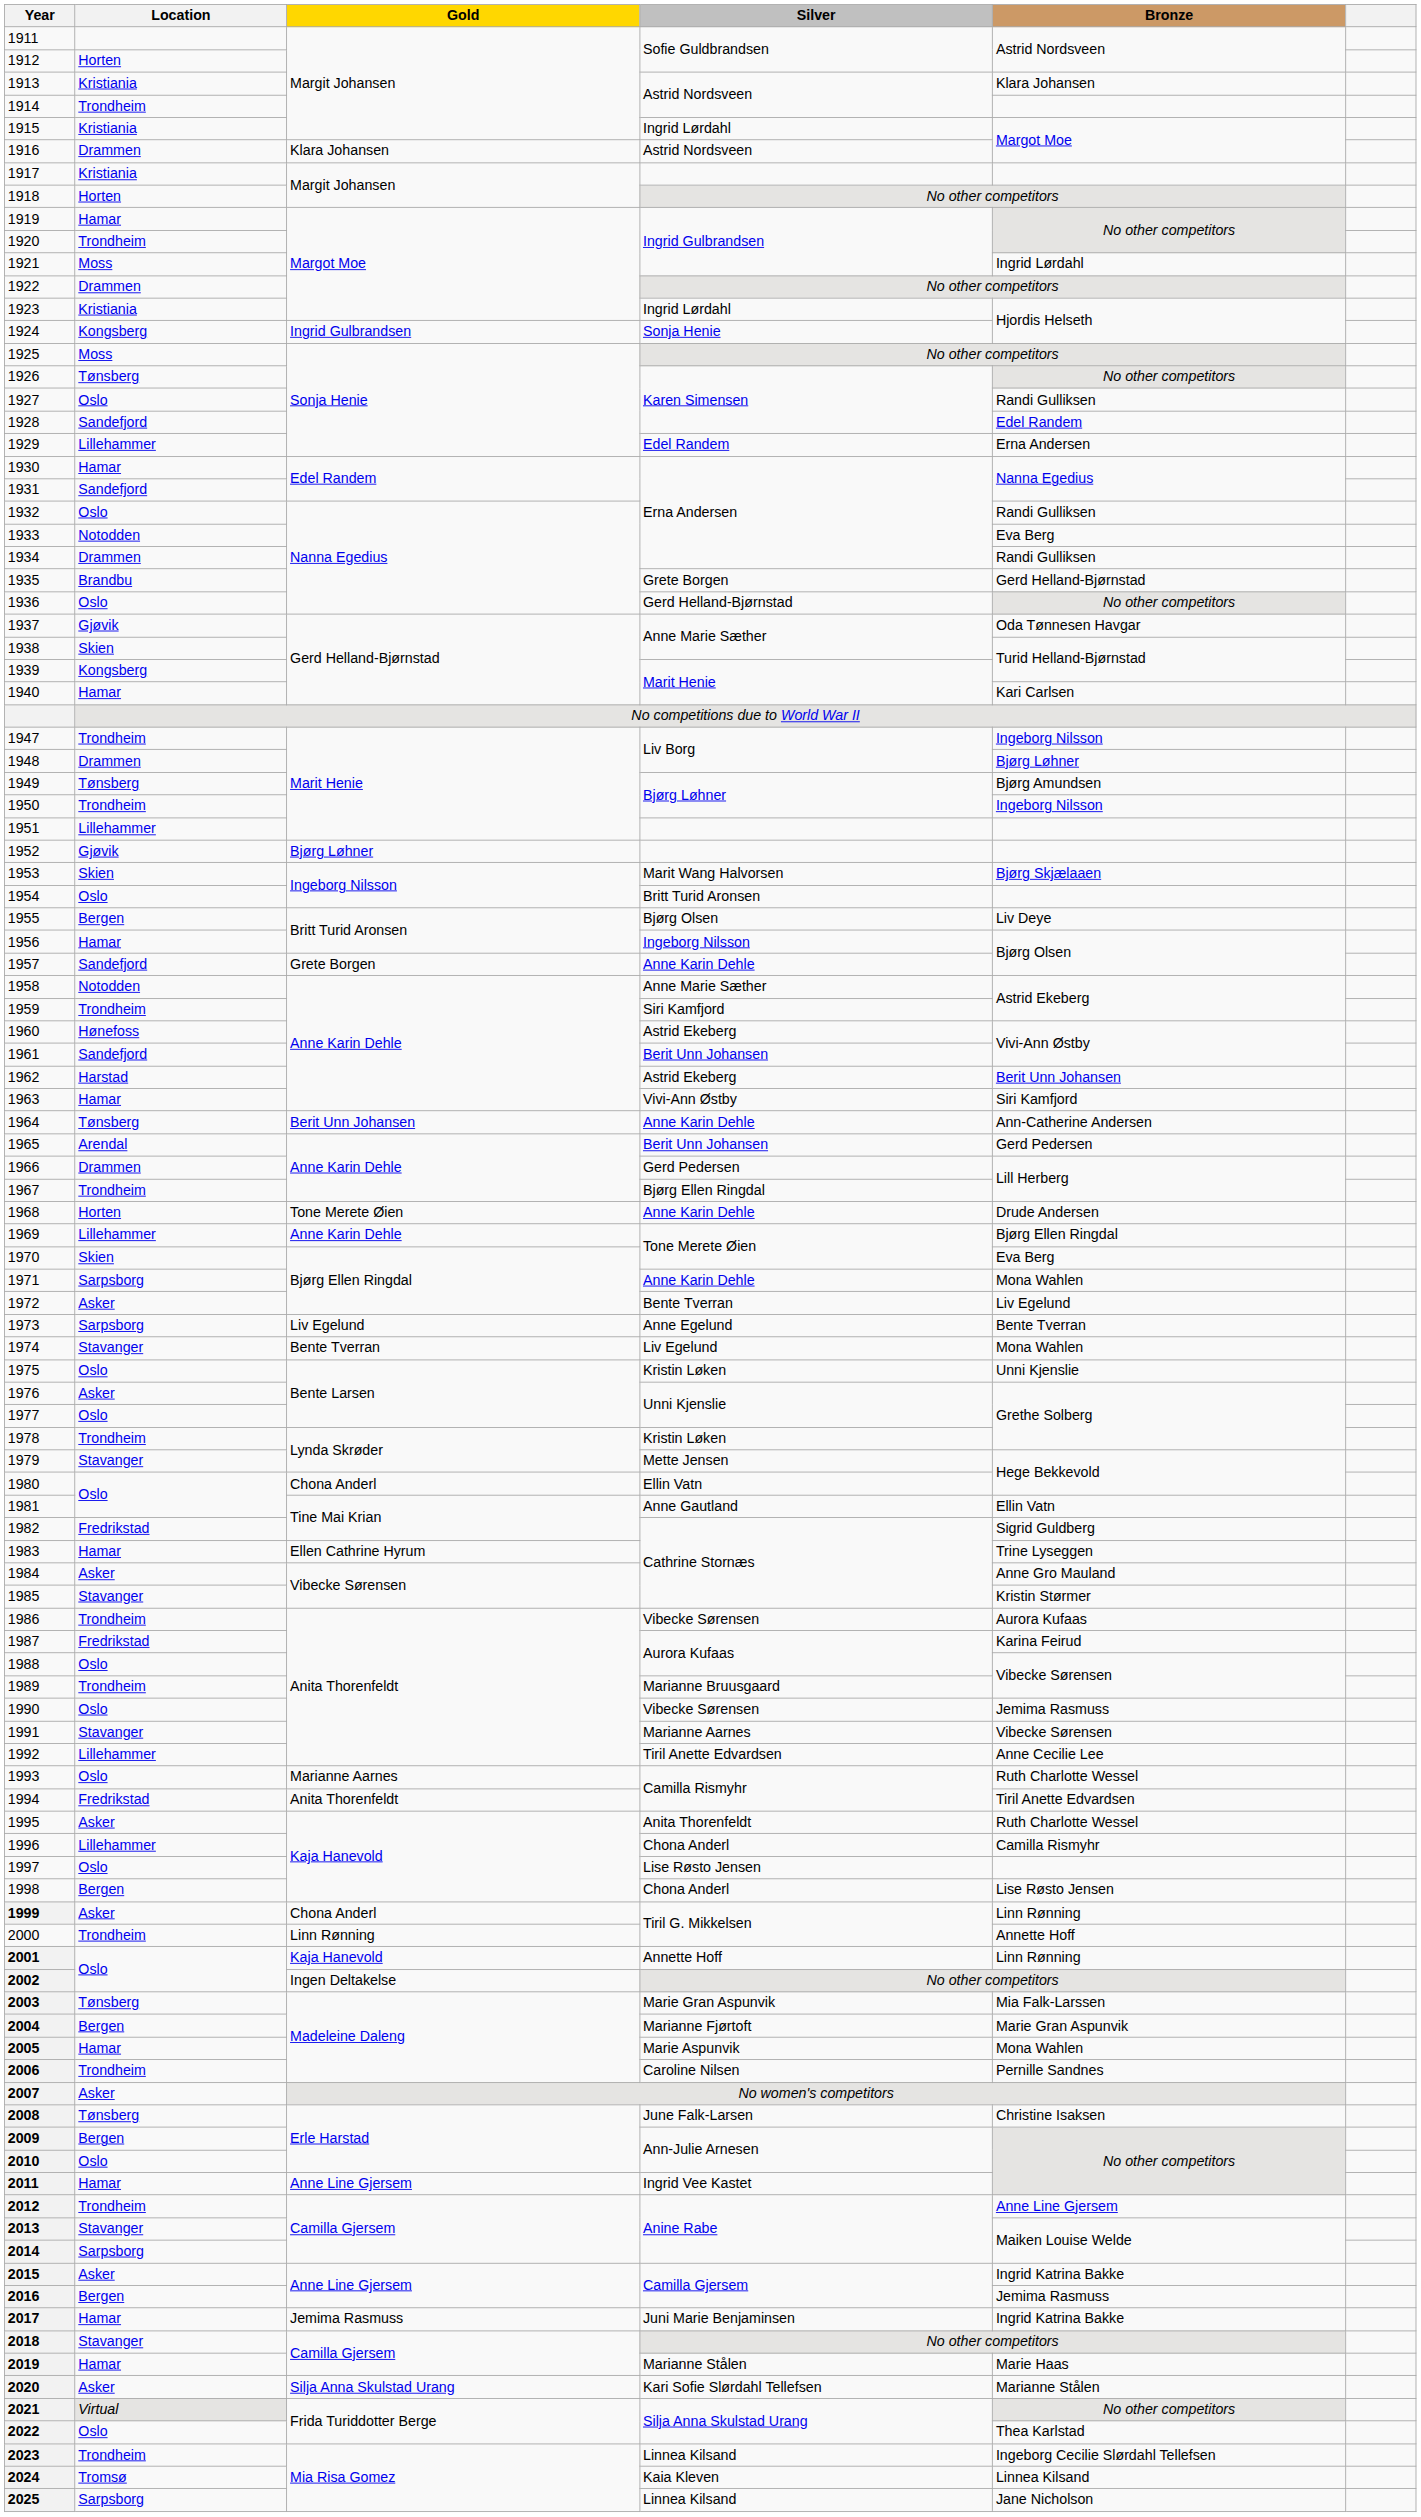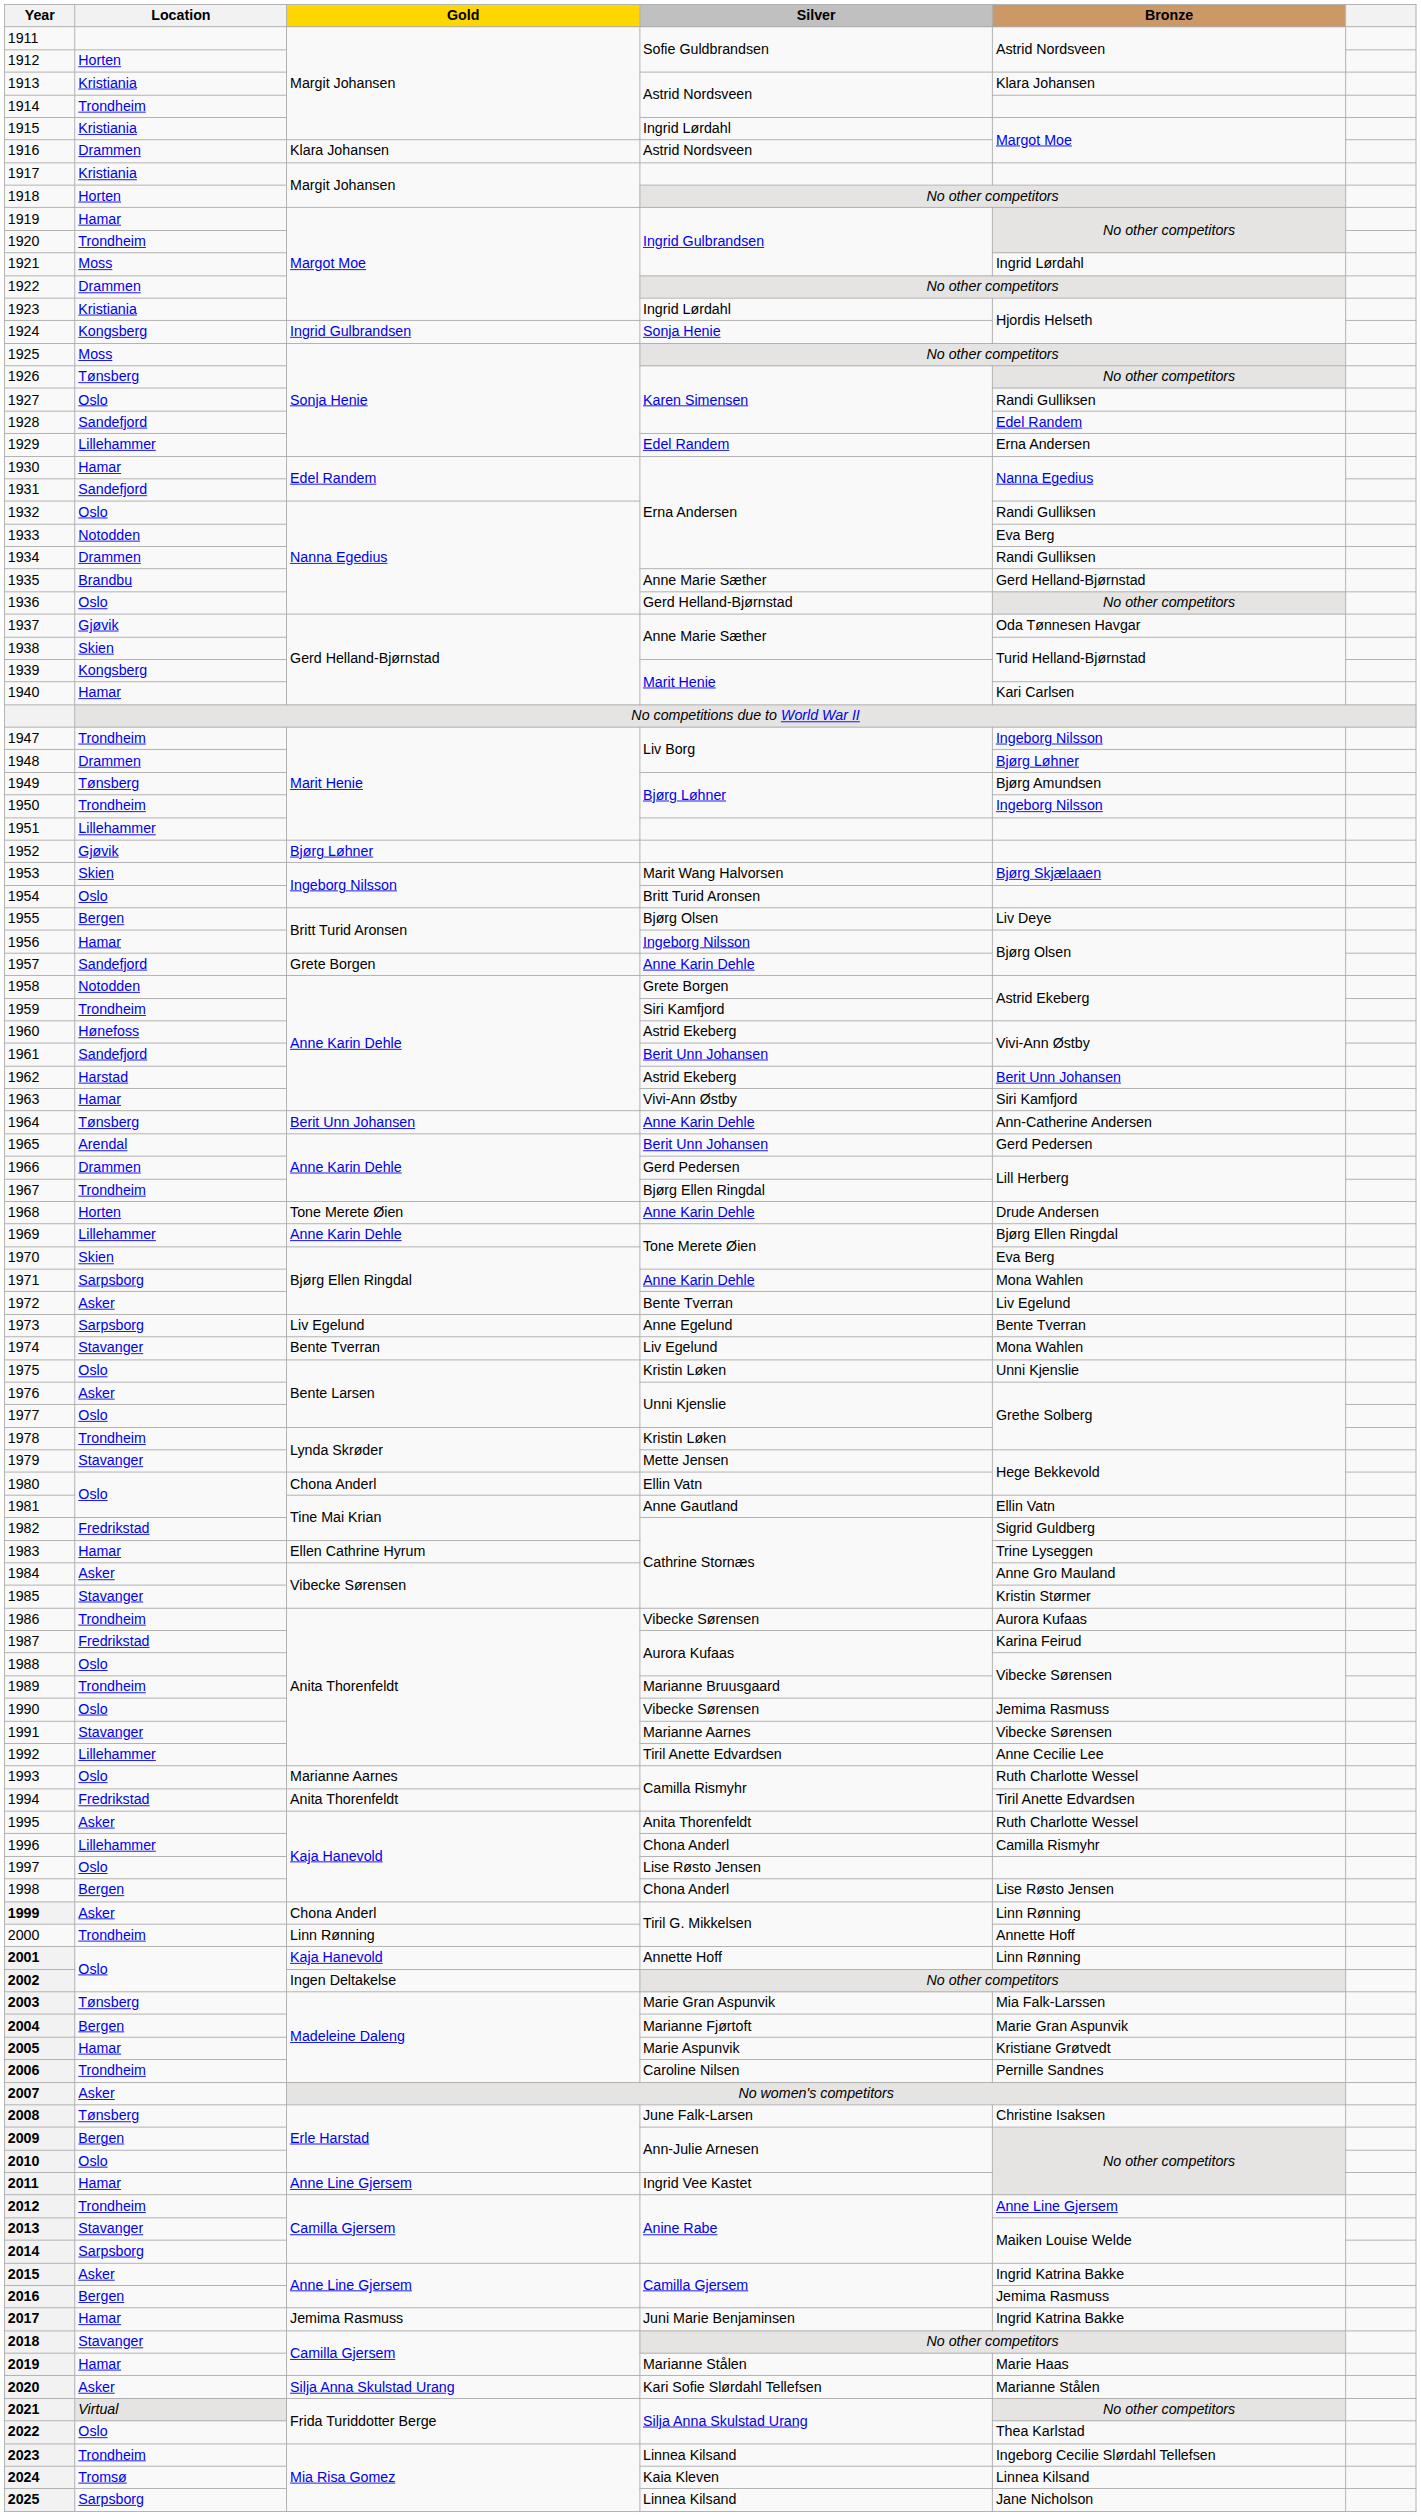(686, 580) Grete Borgen -> (705, 580) Anne Marie Sæther
(705, 986) Anne Marie Sæther -> (686, 986) Grete Borgen
(1040, 2048) Mona Wahlen -> (1053, 2048) Kristiane Grøtvedt
